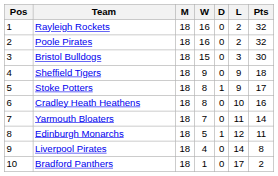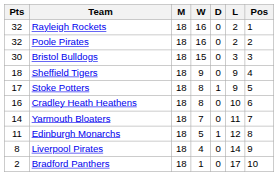columns swapped: (19, 12) <-> (261, 12)
